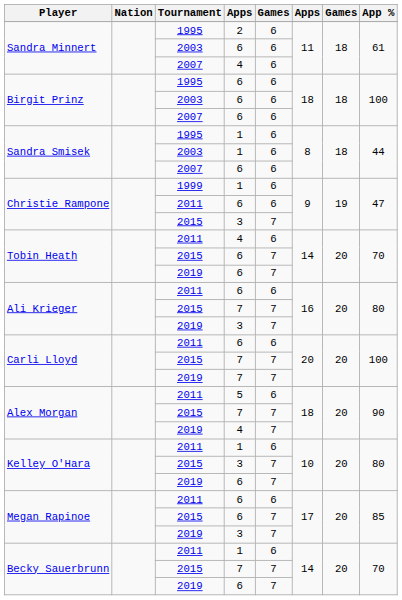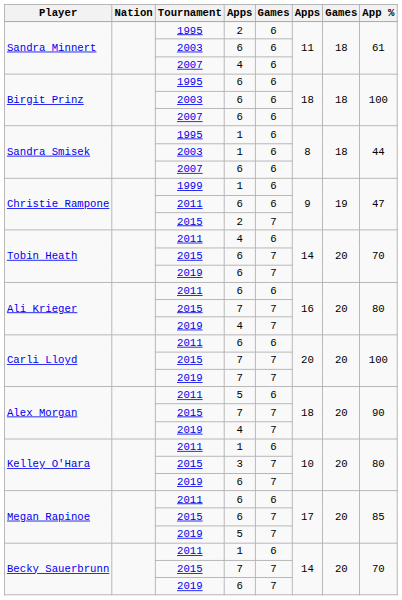(240, 222) 3 -> (240, 222) 2
(240, 326) 3 -> (240, 326) 4
(240, 534) 3 -> (240, 534) 5
